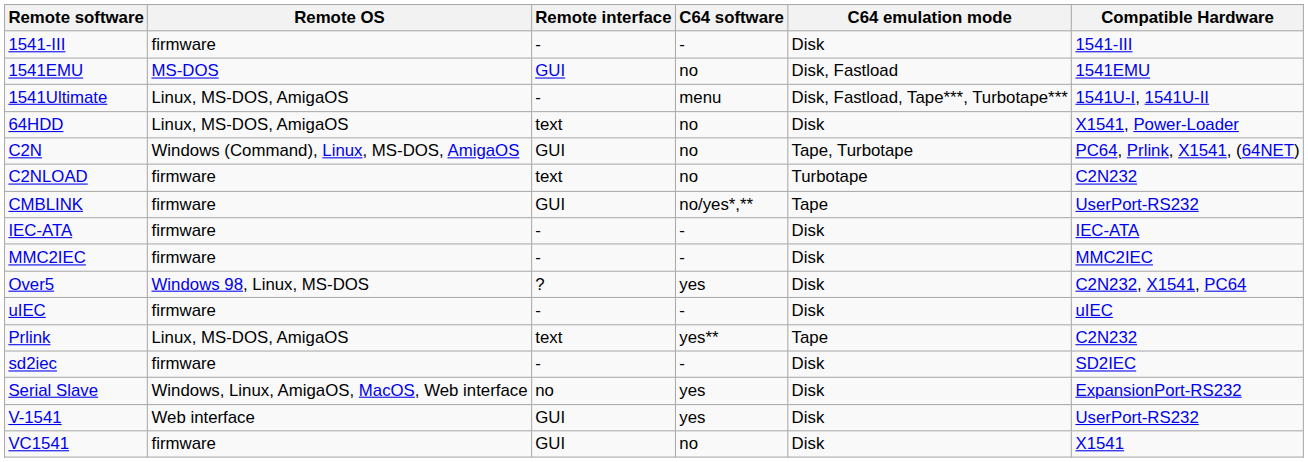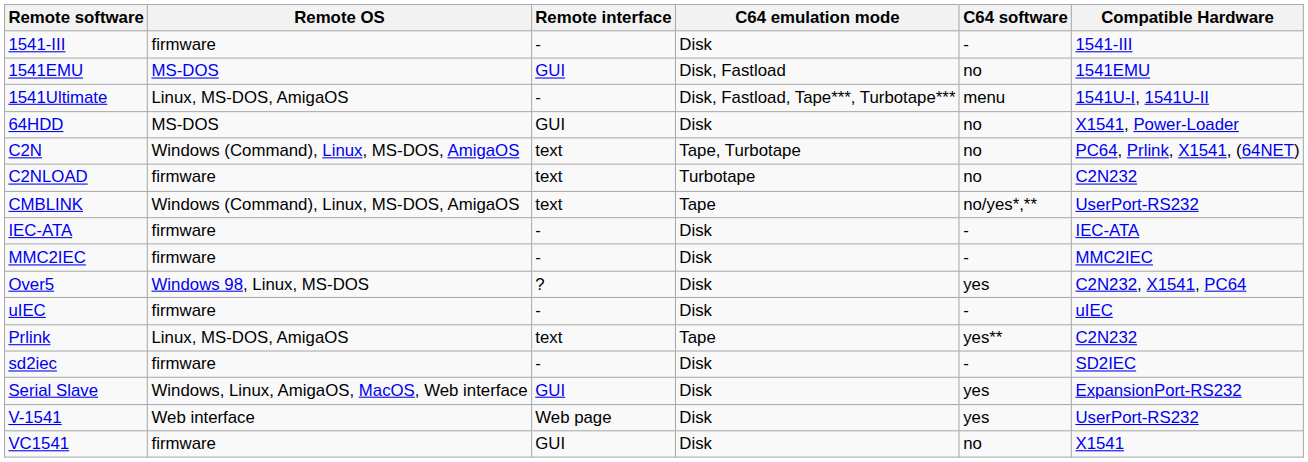columns swapped: (732, 17) <-> (930, 17)
(250, 124) Linux, MS-DOS, AmigaOS -> (185, 124) MS-DOS
(549, 124) text -> (550, 124) GUI
(550, 151) GUI -> (549, 151) text
(184, 204) firmware -> (335, 204) Windows (Command), Linux, MS-DOS, AmigaOS
(550, 204) GUI -> (549, 204) text
(545, 390) no -> (550, 390) GUI
(550, 417) GUI -> (573, 417) Web page
